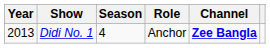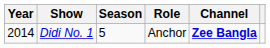(21, 33) 2013 -> (21, 33) 2014
(102, 33) 4 -> (102, 33) 5
